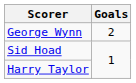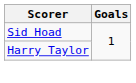- row: (45, 32)
